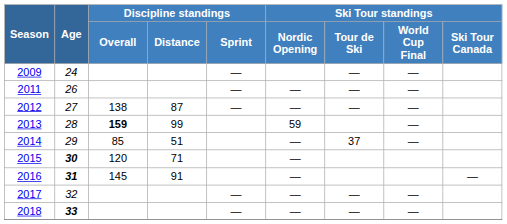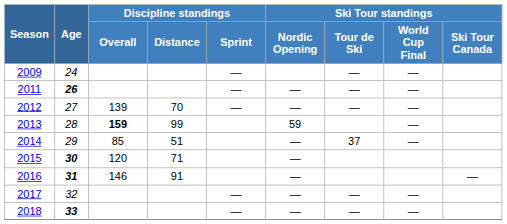(71, 90) normal -> (71, 90) bold
(118, 107) 138 -> (118, 107) 139
(177, 107) 87 -> (177, 107) 70
(118, 176) 145 -> (118, 176) 146
